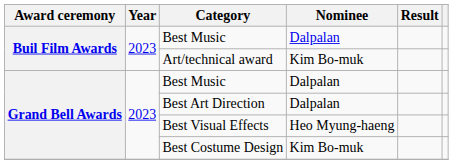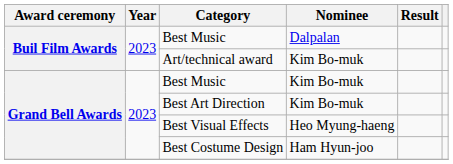(315, 81) Dalpalan -> (327, 81) Kim Bo-muk
(315, 103) Dalpalan -> (327, 103) Kim Bo-muk
(327, 147) Kim Bo-muk -> (332, 147) Ham Hyun-joo
